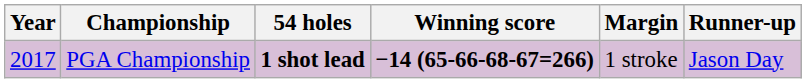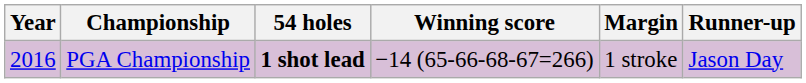(33, 58) 2017 -> (33, 58) 2016
(485, 58) bold -> (485, 58) normal
